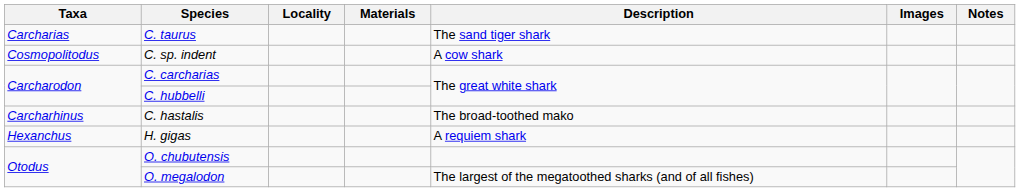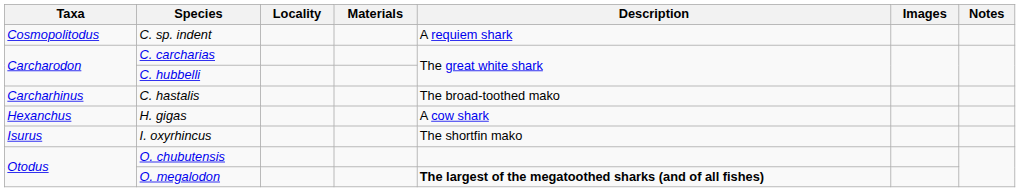- row: (170, 34)
(468, 55) A cow shark -> (466, 34) A requiem shark
(480, 136) A requiem shark -> (454, 116) A cow shark
+ row: (176, 136)
(594, 177) normal -> (592, 177) bold
